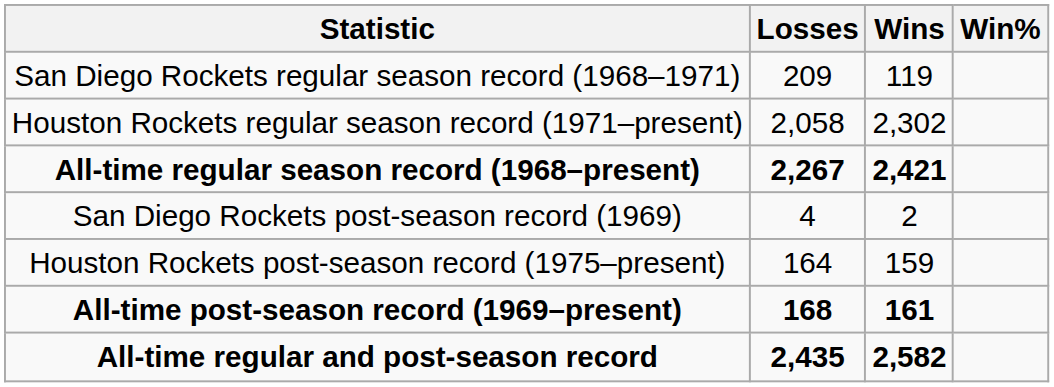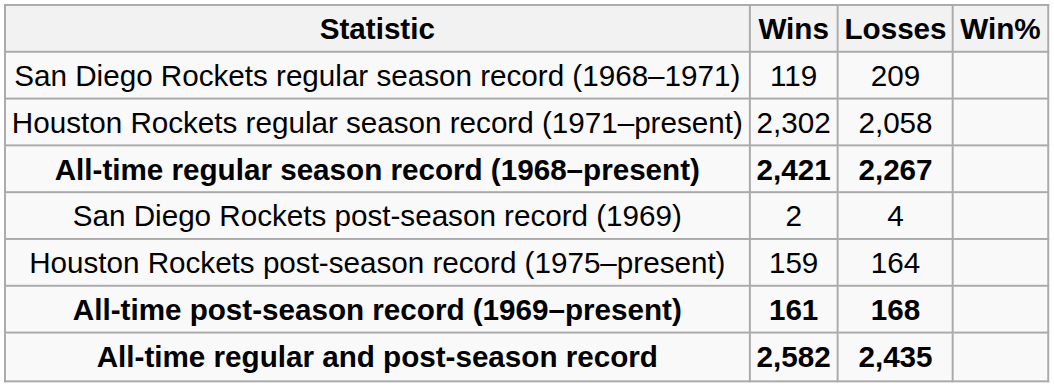columns swapped: (909, 29) <-> (808, 29)
